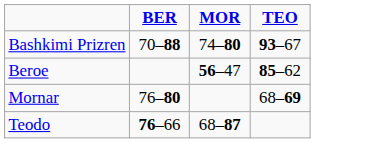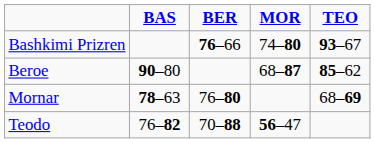+ column: (160, 17)
(160, 44) 70–88 -> (220, 44) 76–66
(220, 71) 56–47 -> (280, 71) 68–87
(160, 124) 76–66 -> (220, 124) 70–88
(220, 124) 68–87 -> (280, 124) 56–47
